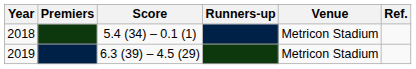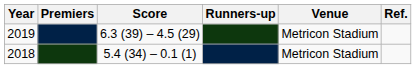rows swapped: (21, 34) <-> (21, 53)
